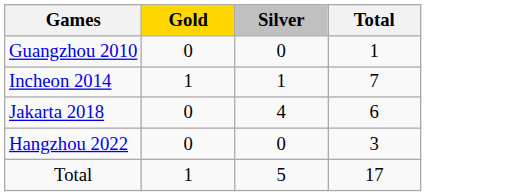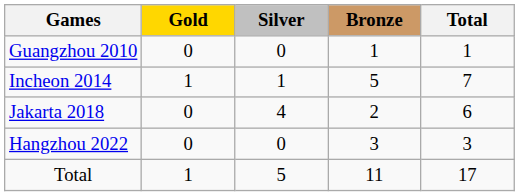+ column: (374, 20)
